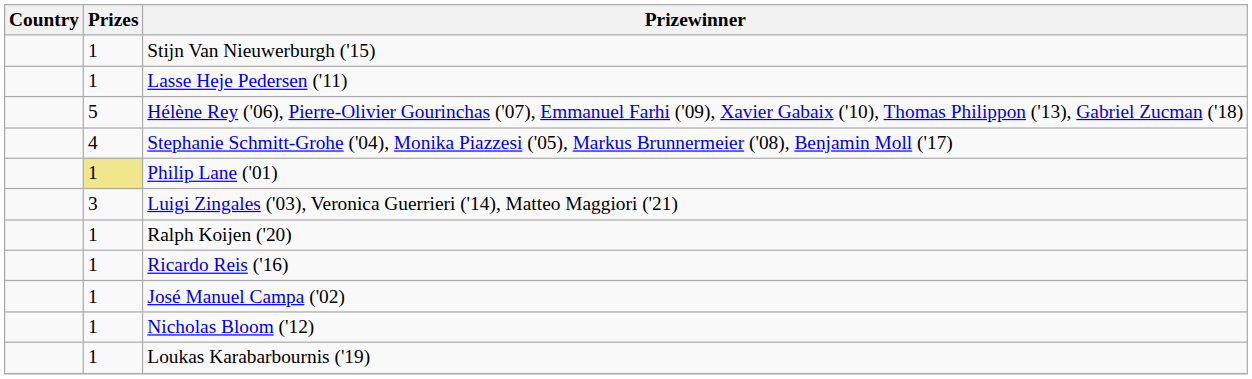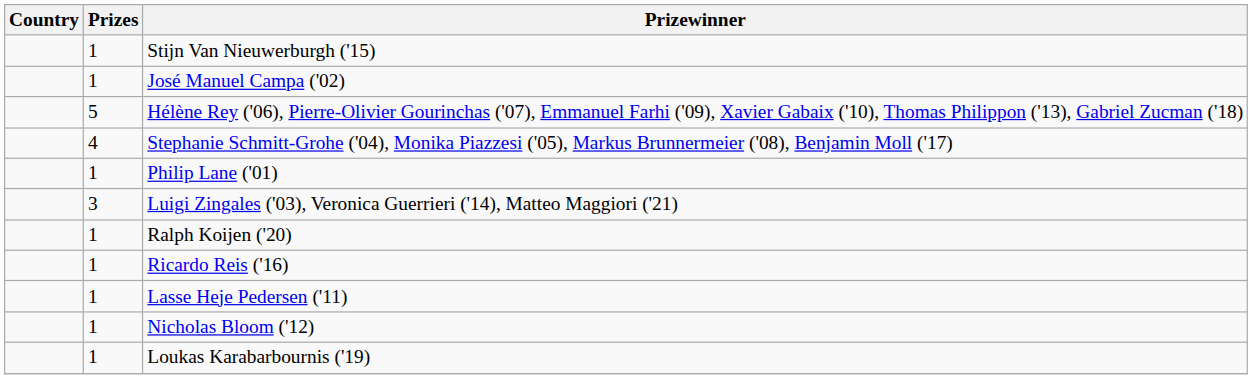rows swapped: (247, 81) <-> (246, 296)
(93, 173) khaki background -> (93, 173) no background
